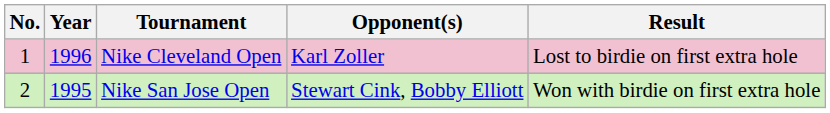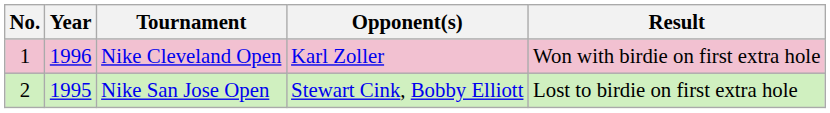(665, 56) Lost to birdie on first extra hole -> (677, 56) Won with birdie on first extra hole
(677, 90) Won with birdie on first extra hole -> (665, 90) Lost to birdie on first extra hole
